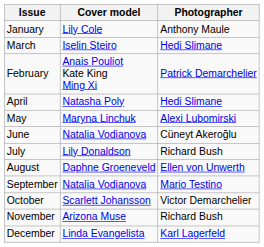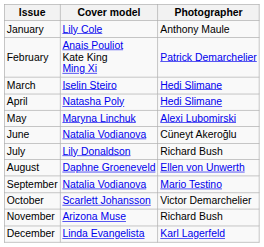rows swapped: (28, 73) <-> (21, 45)
